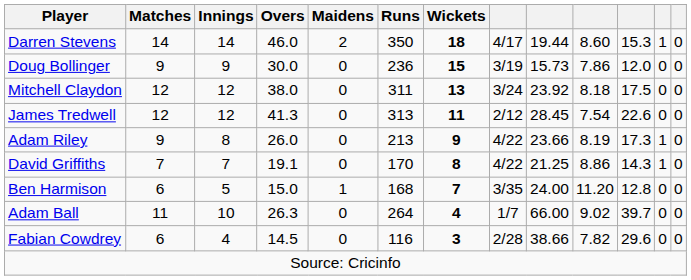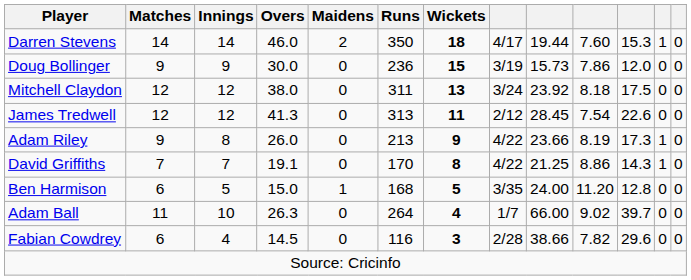(595, 41) 8.60 -> (595, 41) 7.60
(456, 189) 7 -> (456, 189) 5
